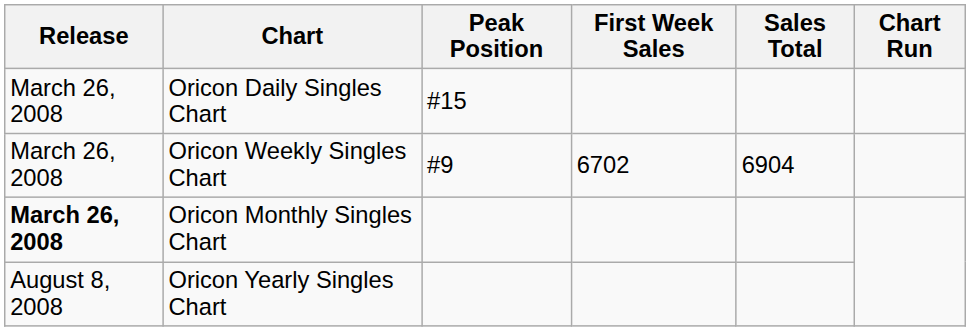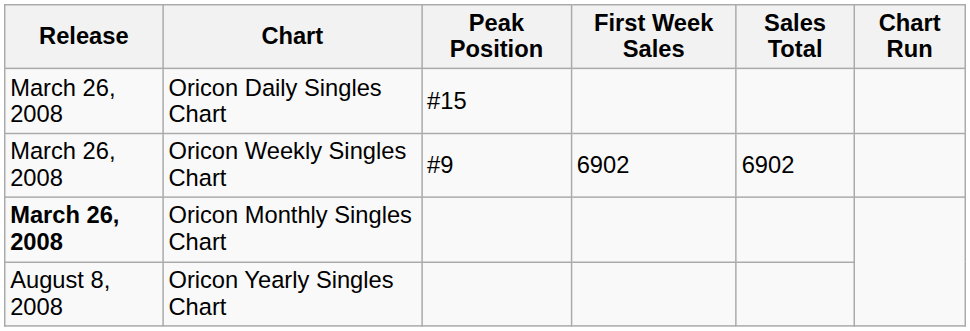(603, 164) 6702 -> (603, 164) 6902
(768, 164) 6904 -> (768, 164) 6902
